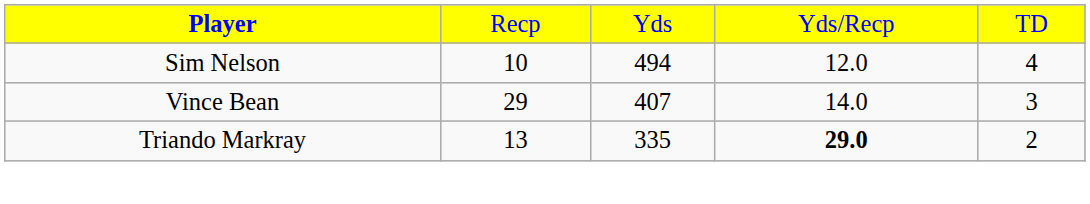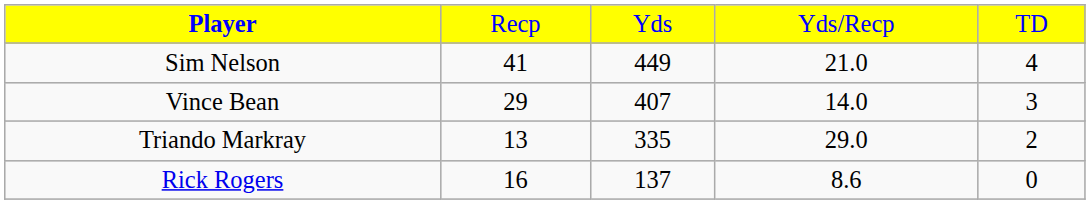(515, 62) 10 -> (515, 62) 41
(653, 62) 494 -> (653, 62) 449
(846, 62) 12.0 -> (846, 62) 21.0
(846, 140) bold -> (846, 140) normal
+ row: (223, 179)
